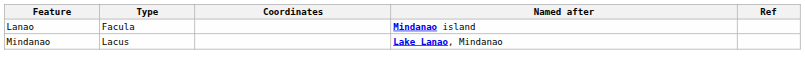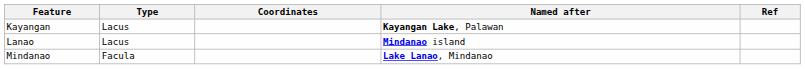+ row: (28, 27)
(118, 27) Facula -> (116, 41) Lacus
(116, 41) Lacus -> (118, 56) Facula
